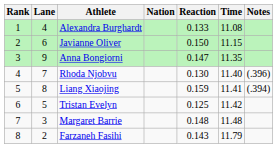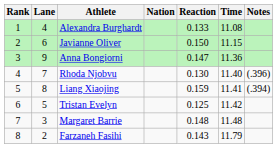(231, 58) 11.35 -> (231, 58) 11.36
